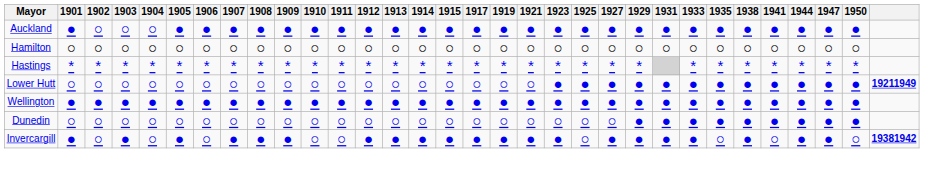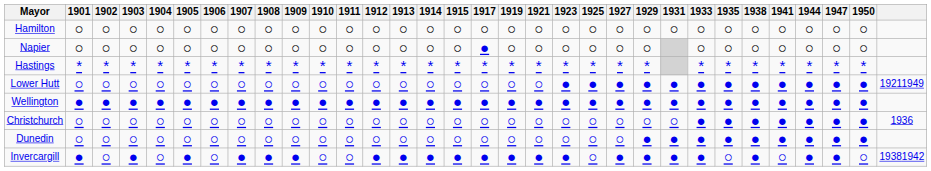- row: (31, 29)
+ row: (35, 47)
(894, 84) bold -> (902, 84) normal
+ row: (35, 120)
(894, 139) bold -> (902, 157) normal
